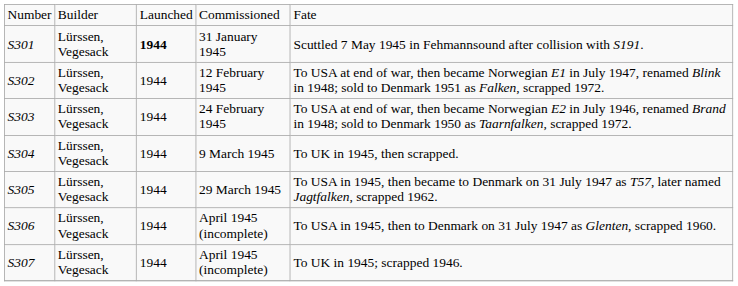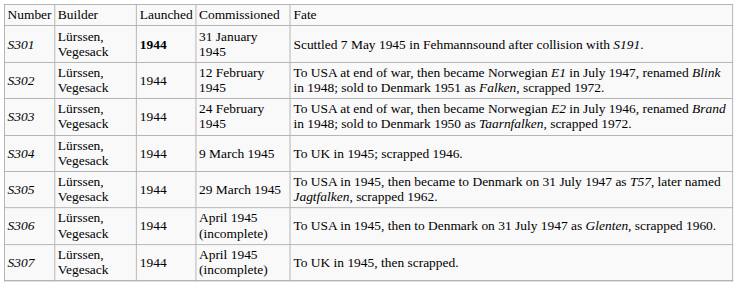(376, 153) To UK in 1945, then scrapped. -> (378, 153) To UK in 1945; scrapped 1946.
(378, 262) To UK in 1945; scrapped 1946. -> (376, 262) To UK in 1945, then scrapped.
